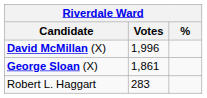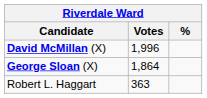(145, 66) 1,861 -> (145, 66) 1,864
(140, 84) 283 -> (140, 84) 363
